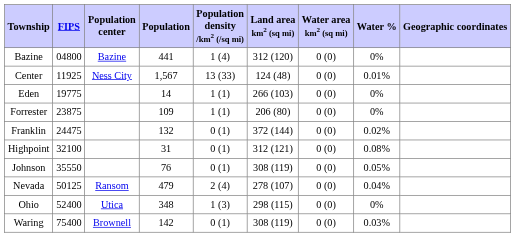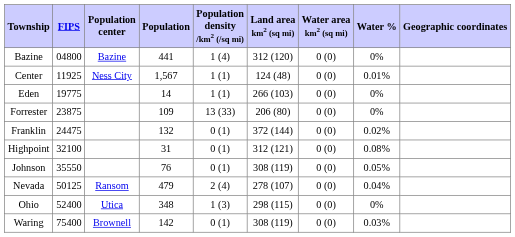(220, 75) 13 (33) -> (220, 75) 1 (1)
(220, 112) 1 (1) -> (220, 112) 13 (33)
